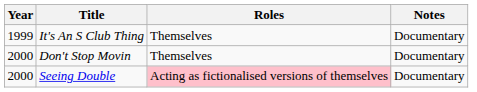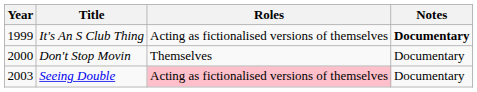(181, 35) Themselves -> (269, 35) Acting as fictionalised versions of themselves
(429, 35) normal -> (432, 35) bold
(20, 76) 2000 -> (20, 76) 2003
